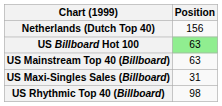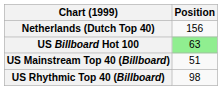(195, 61) 63 -> (195, 61) 51
- row: (88, 77)
